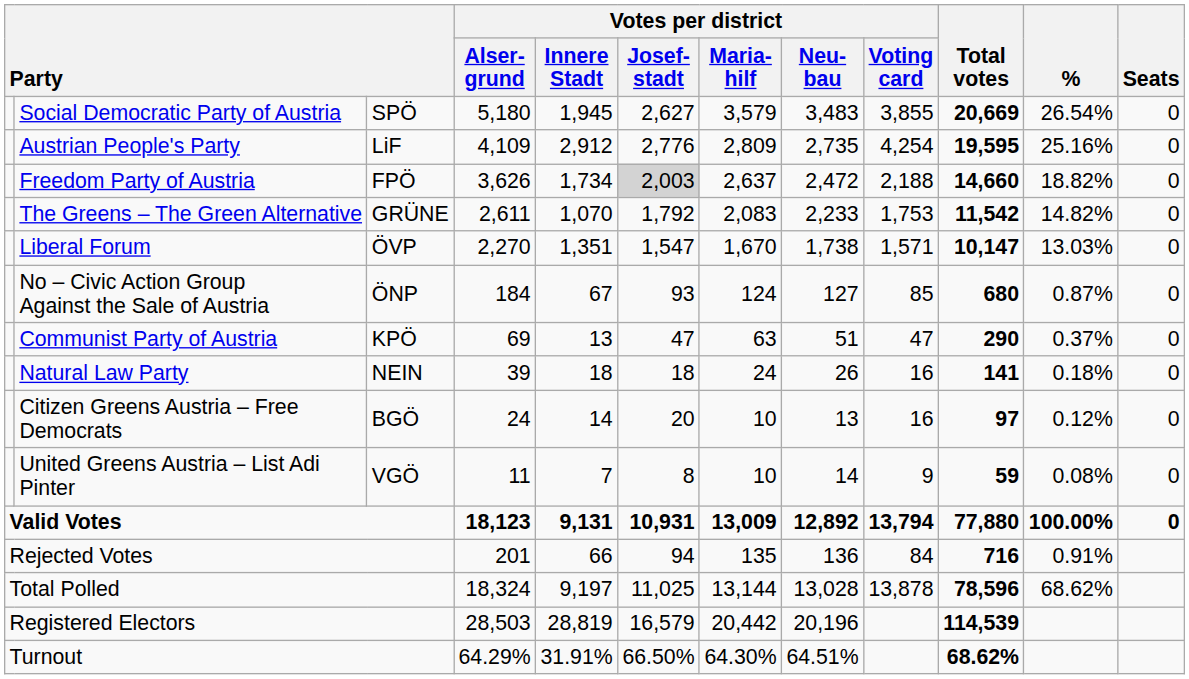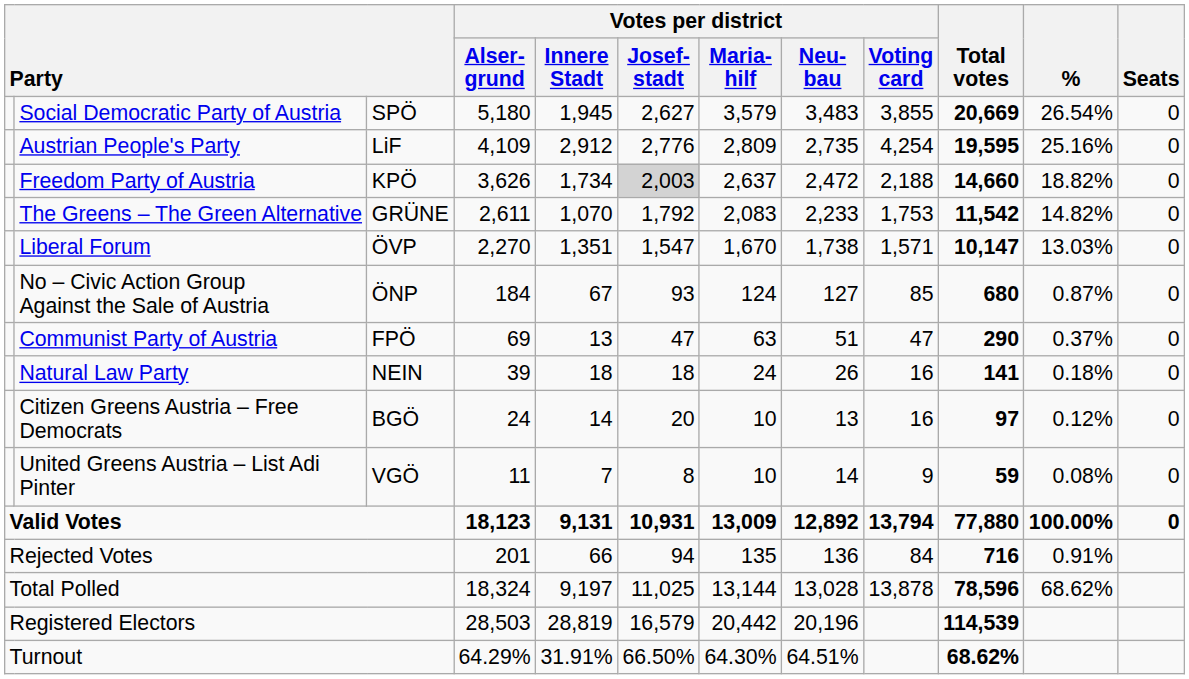(394, 180) FPÖ -> (394, 180) KPÖ
(394, 339) KPÖ -> (394, 339) FPÖ
